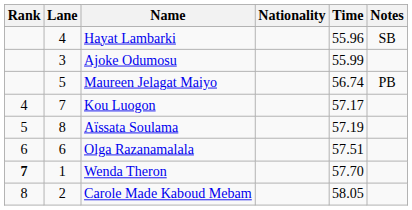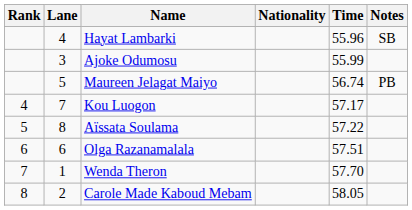(348, 127) 57.19 -> (348, 127) 57.22
(24, 171) bold -> (24, 171) normal
